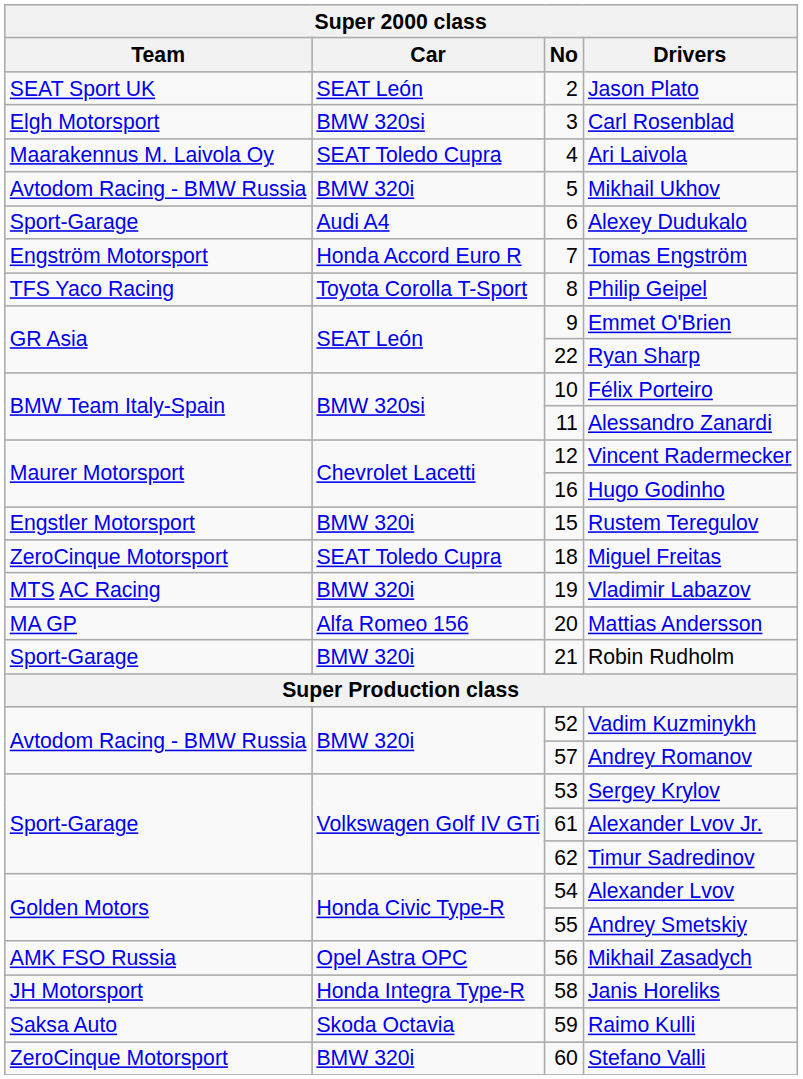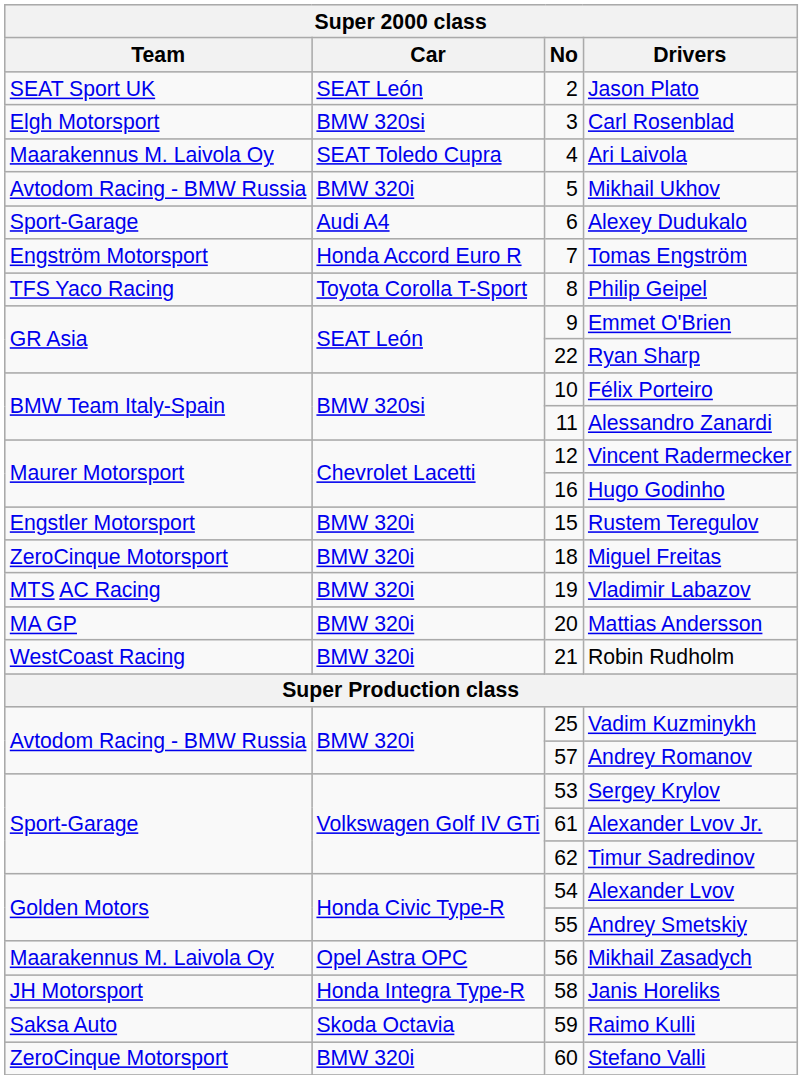(409, 556) SEAT Toledo Cupra -> (365, 556) BMW 320i
(392, 623) Alfa Romeo 156 -> (365, 623) BMW 320i
(74, 657) Sport-Garage -> (97, 657) WestCoast Racing
(566, 723) 52 -> (566, 723) 25
(93, 957) AMK FSO Russia -> (142, 957) Maarakennus M. Laivola Oy
